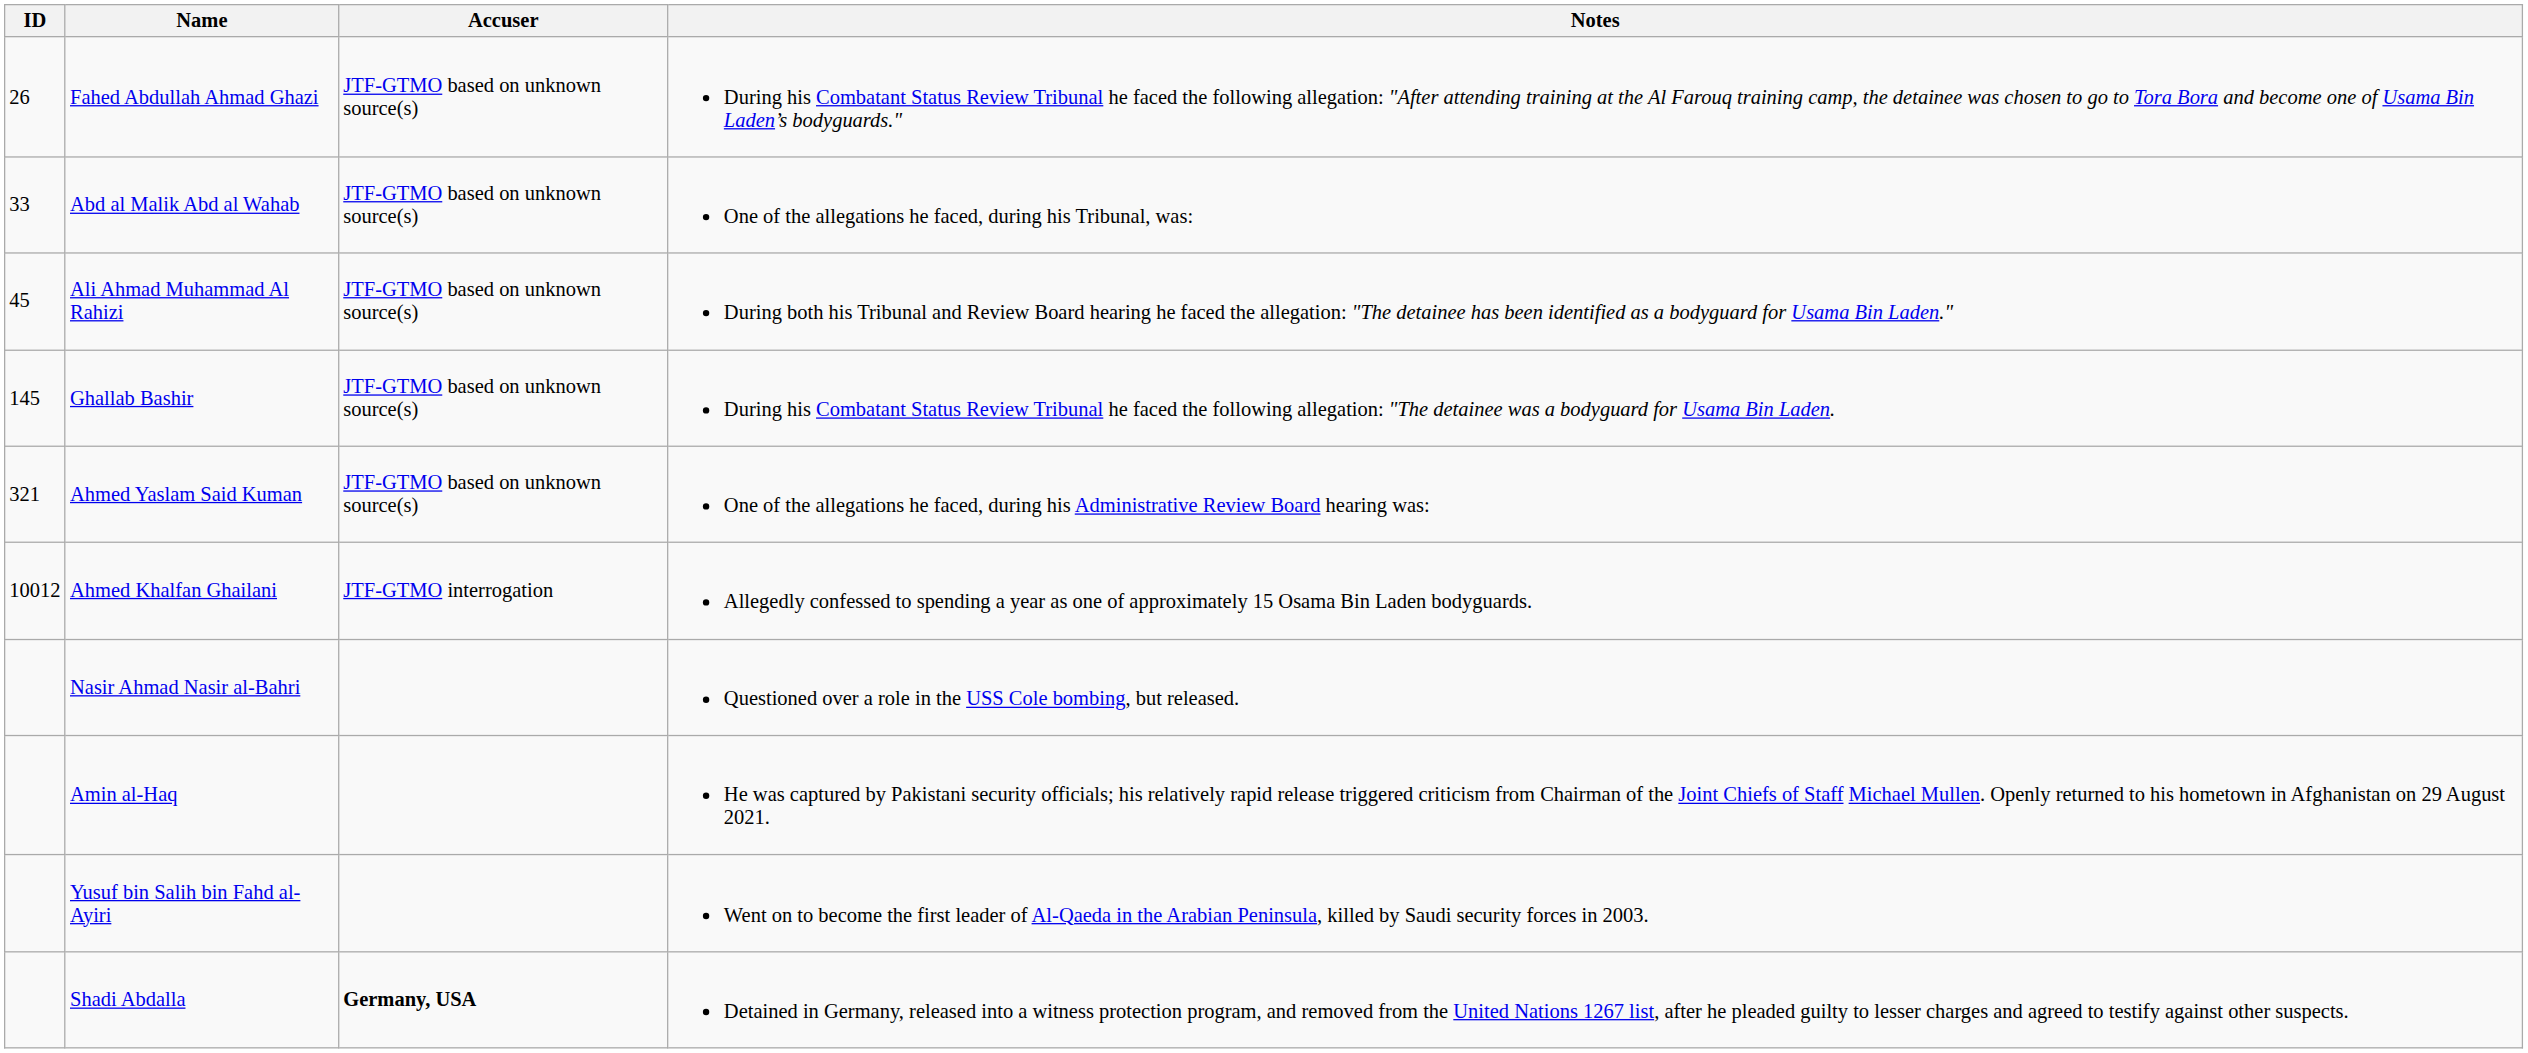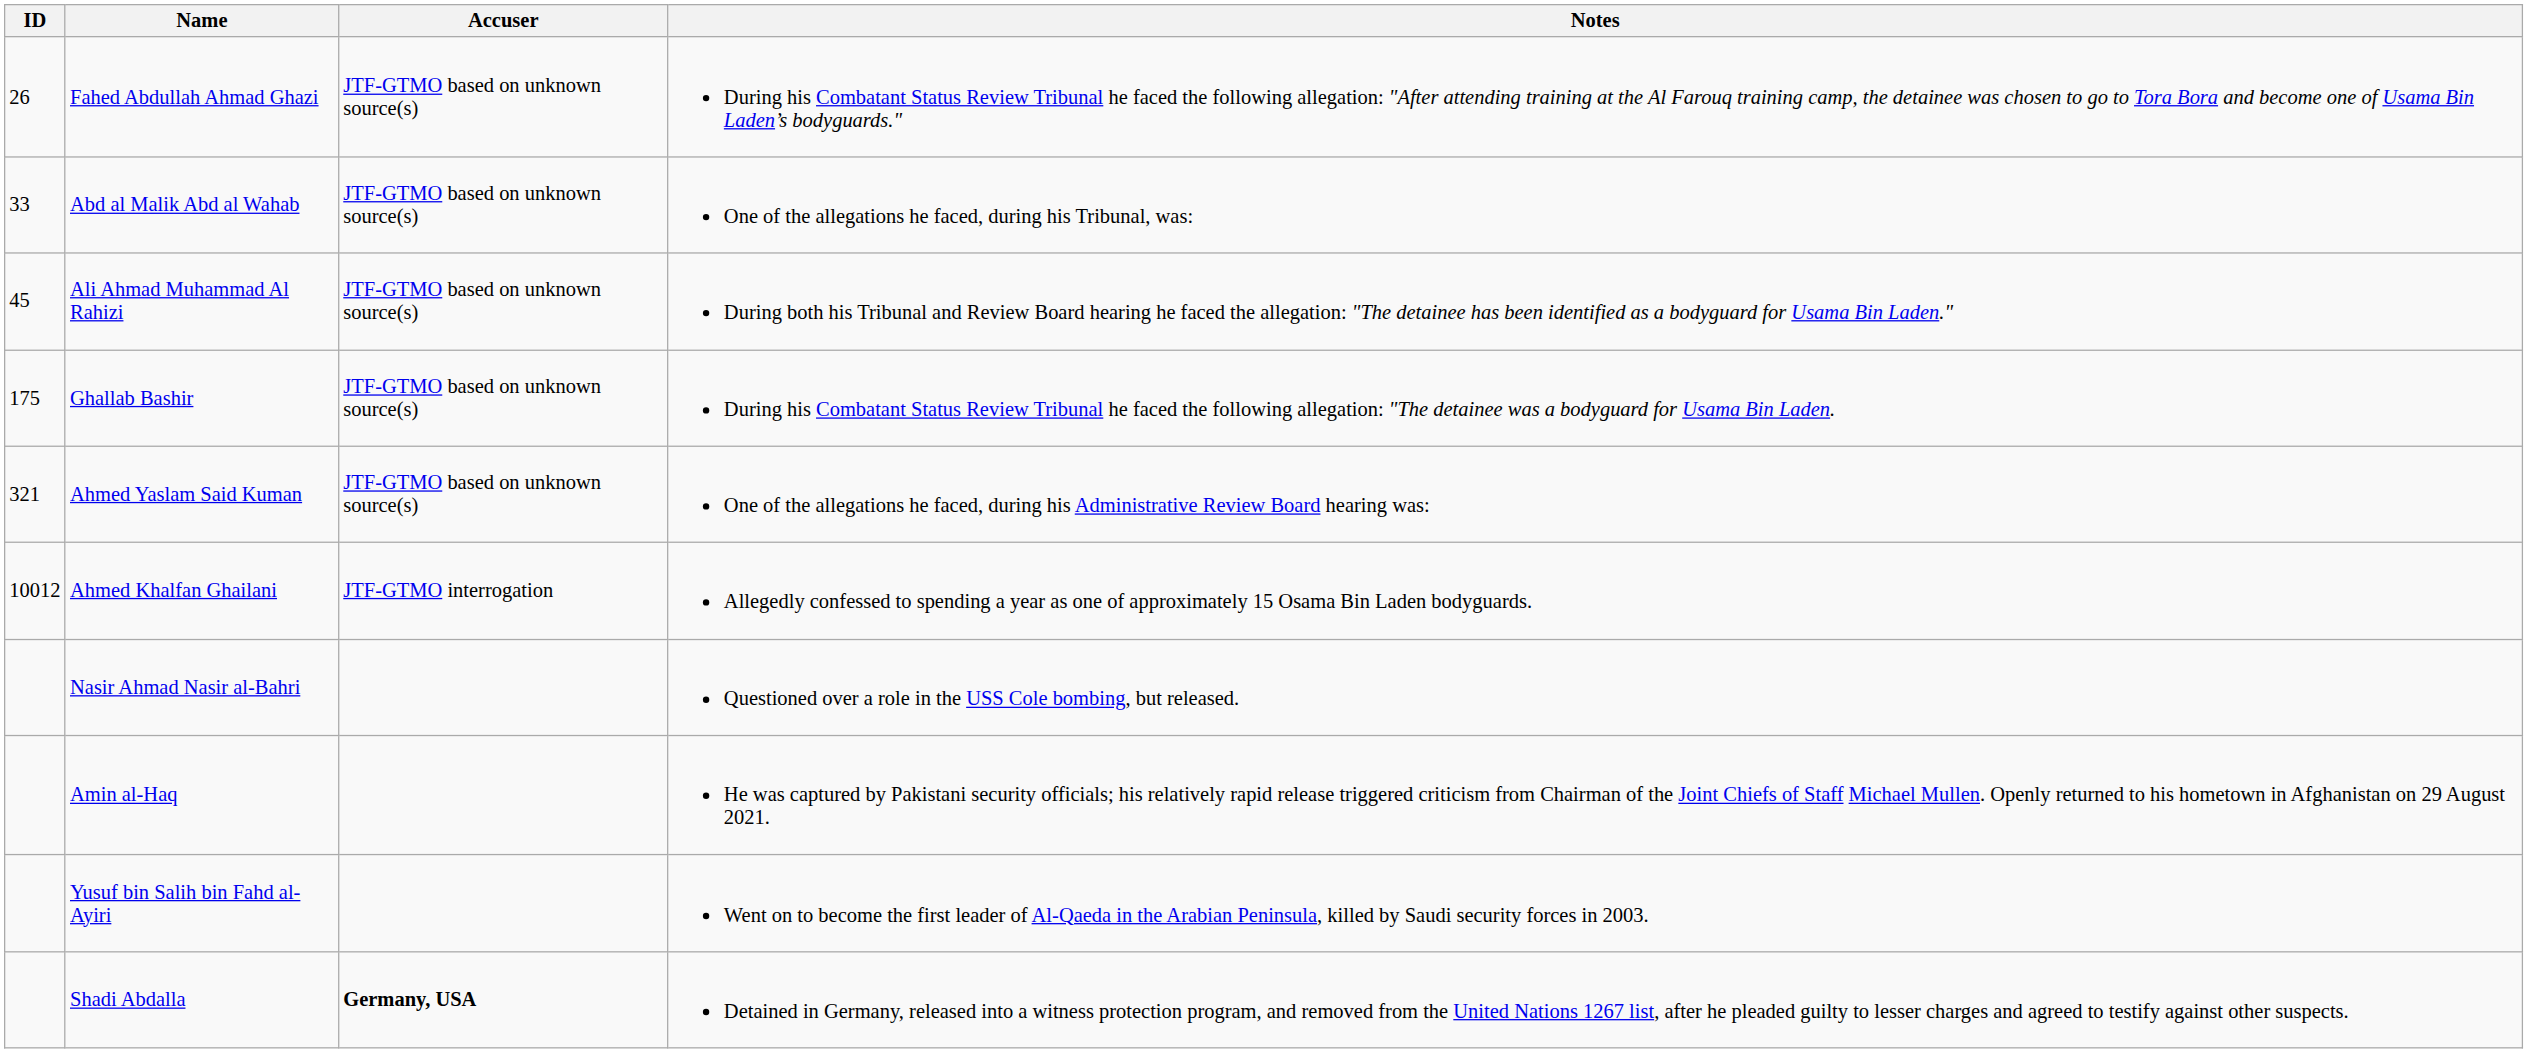(25, 397) 145 -> (25, 397) 175
